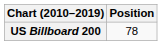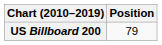(132, 31) 78 -> (132, 31) 79
